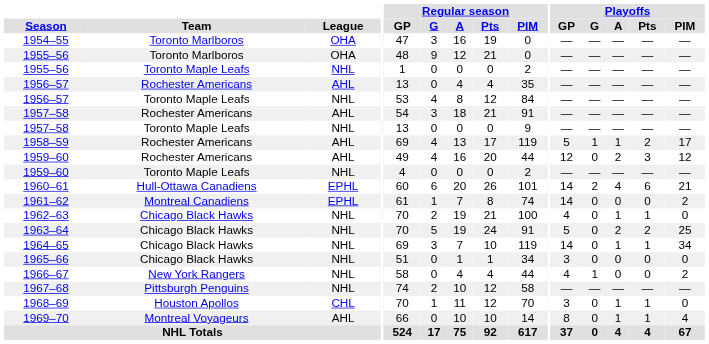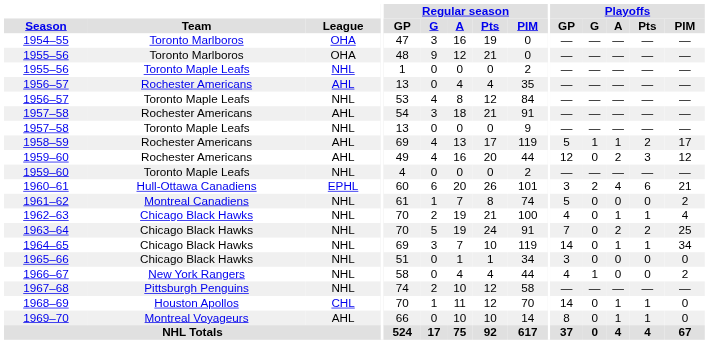(566, 186) 14 -> (566, 186) 3
(343, 201) EPHL -> (343, 201) NHL
(566, 201) 14 -> (566, 201) 5
(685, 215) 0 -> (685, 215) 4
(566, 230) 5 -> (566, 230) 7
(566, 303) 3 -> (566, 303) 14
(685, 318) 4 -> (685, 318) 0
